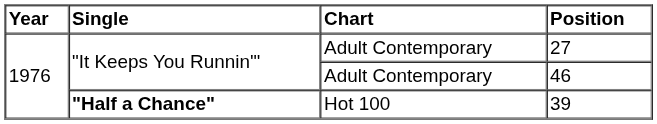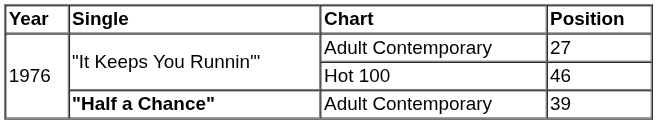(408, 75) Adult Contemporary -> (357, 75) Hot 100
(357, 104) Hot 100 -> (408, 104) Adult Contemporary
